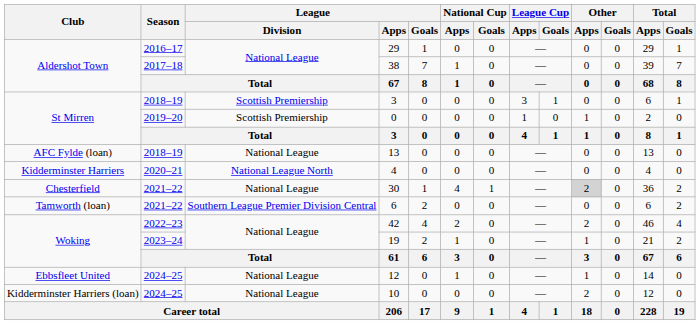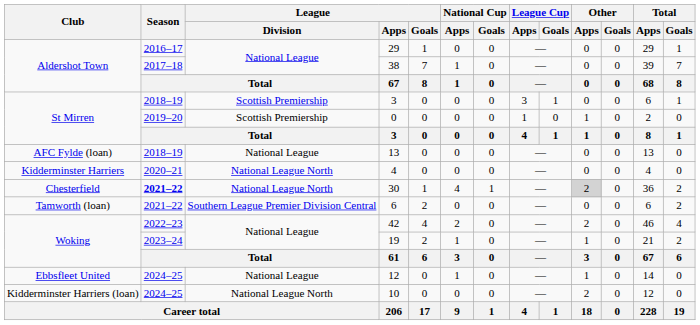(163, 188) normal -> (163, 188) bold
(282, 188) National League -> (282, 188) National League North
(282, 293) National League -> (282, 293) National League North
